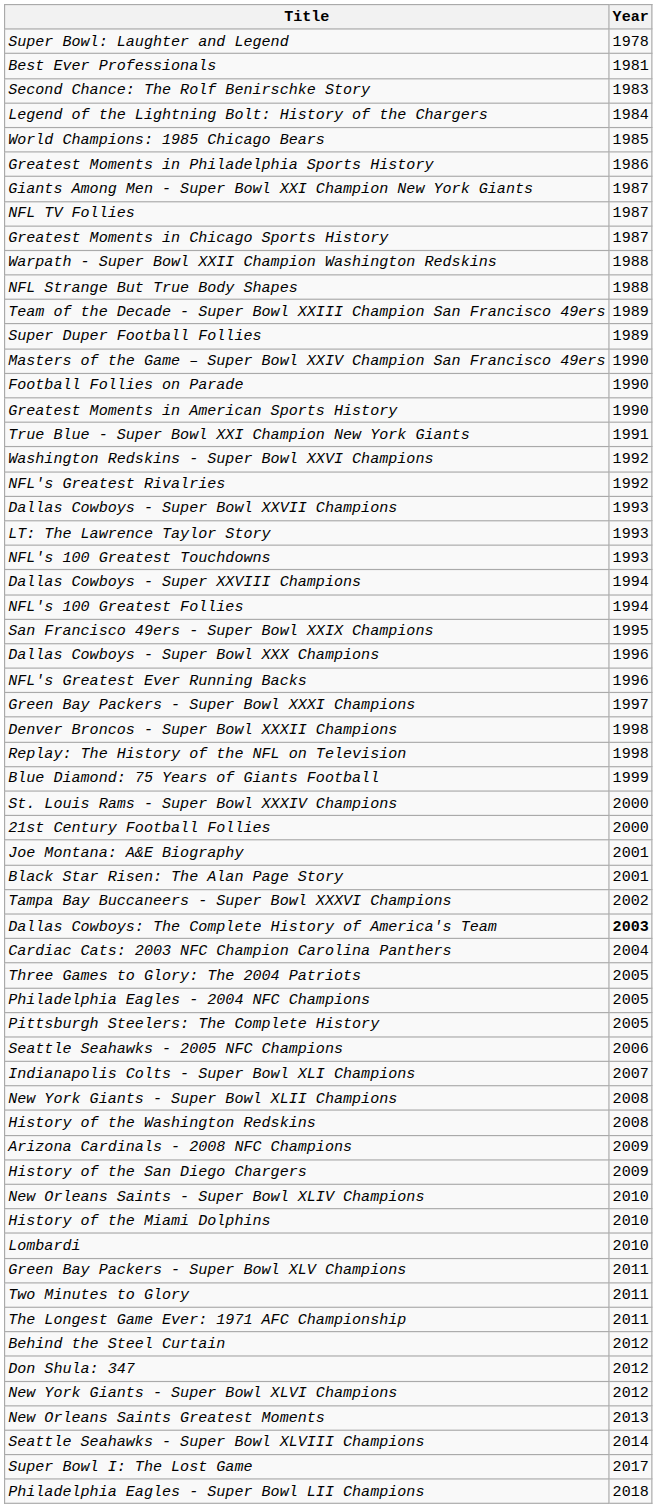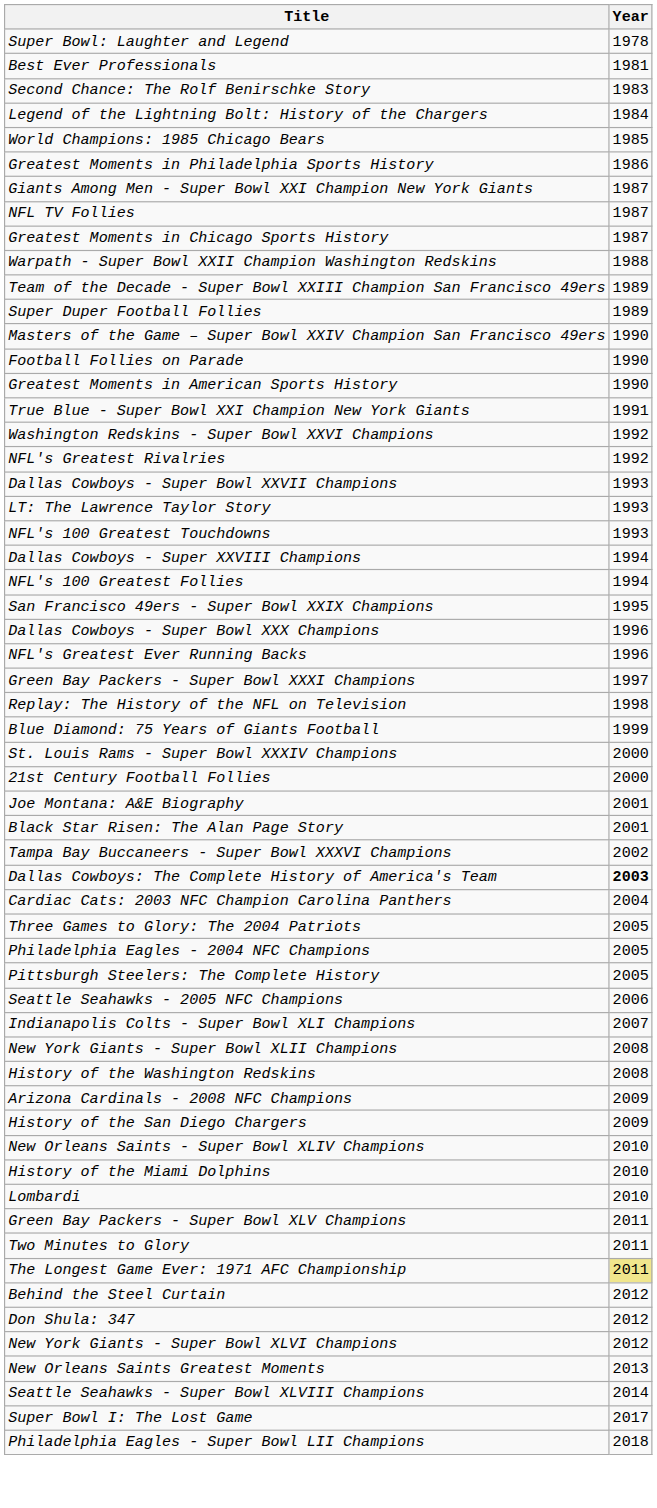- row: (153, 287)
- row: (203, 730)
(631, 1319) no background -> (631, 1270) khaki background
